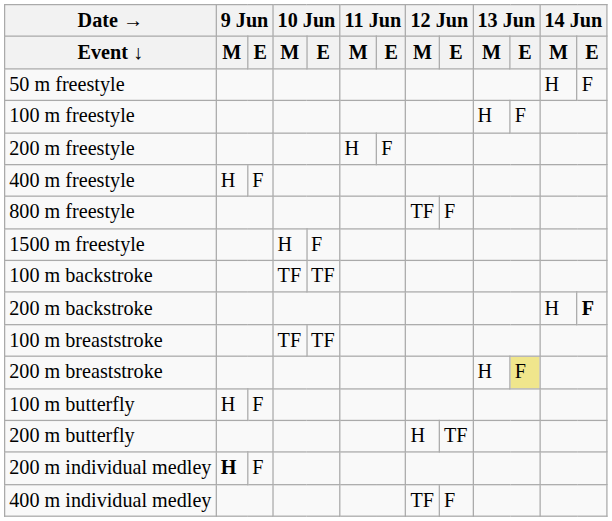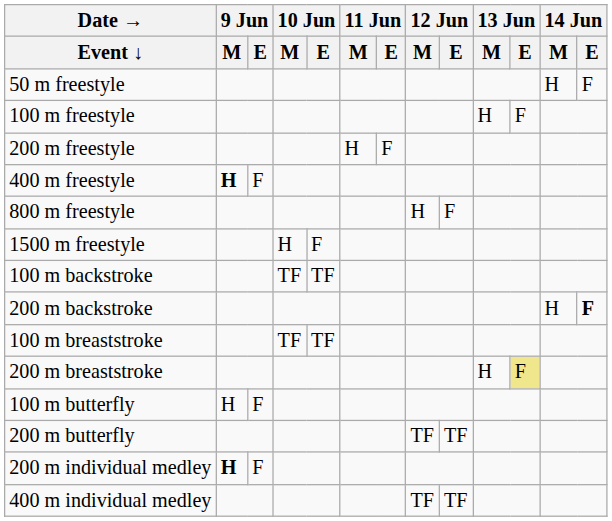(228, 180) normal -> (229, 180) bold
(422, 212) TF -> (418, 212) H
(418, 436) H -> (422, 436) TF
(450, 500) F -> (456, 500) TF
